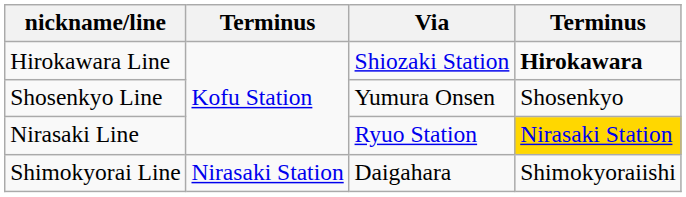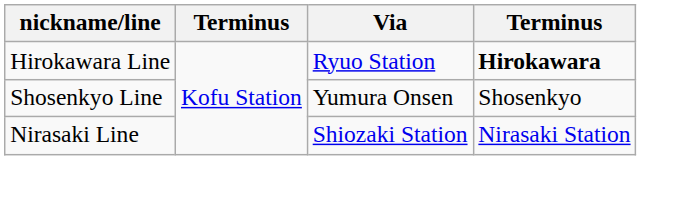(432, 60) Shiozaki Station -> (374, 60) Ryuo Station
(416, 135) Ryuo Station -> (390, 135) Shiozaki Station
(596, 135) gold background -> (554, 135) no background
- row: (95, 172)
